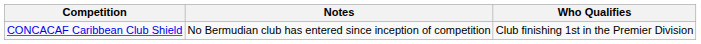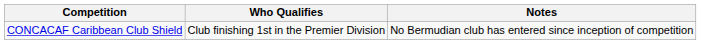columns swapped: (595, 13) <-> (339, 13)
